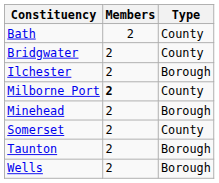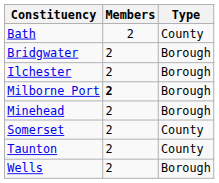(182, 53) County -> (186, 53) Borough
(182, 91) County -> (186, 91) Borough
(186, 149) Borough -> (182, 149) County
